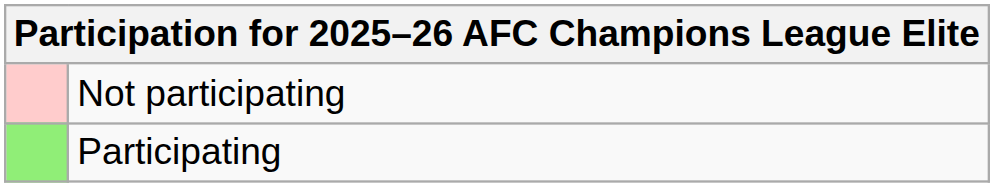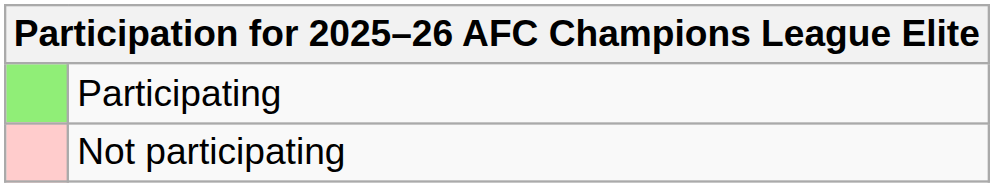rows swapped: (179, 151) <-> (211, 92)
